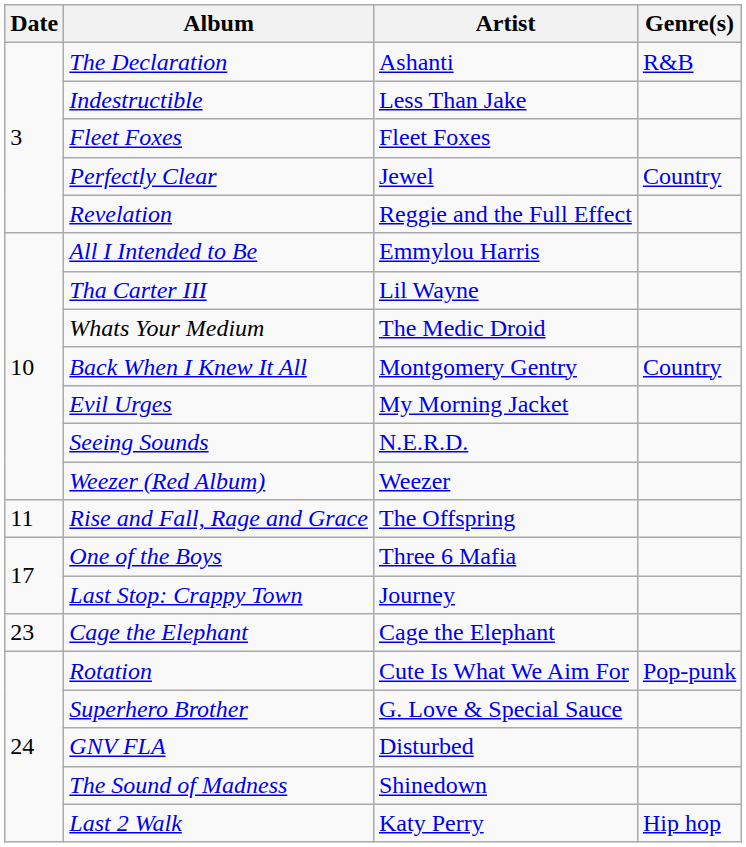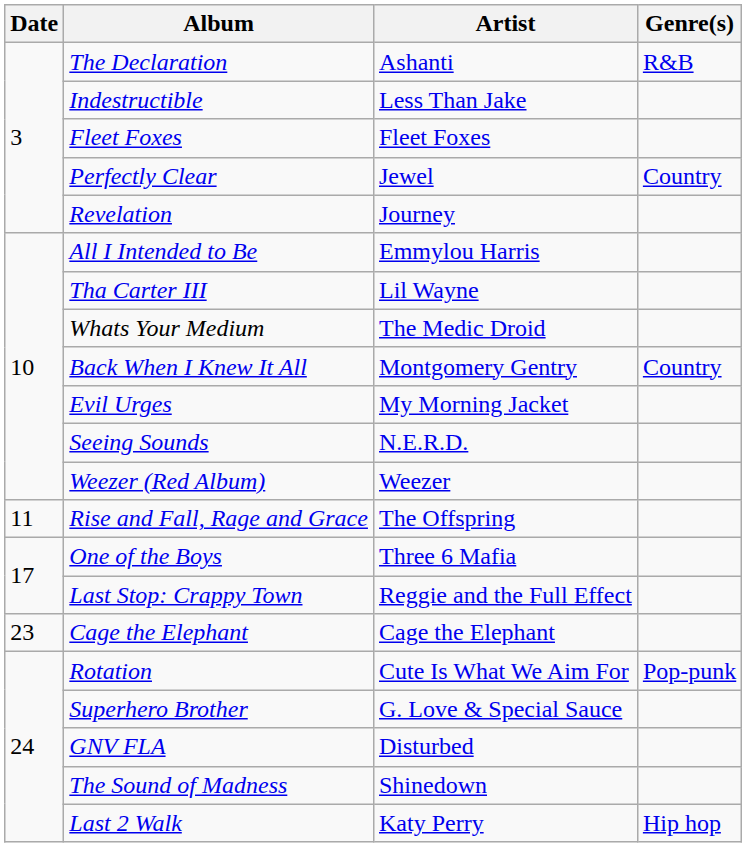(505, 213) Reggie and the Full Effect -> (417, 213) Journey
(417, 594) Journey -> (505, 594) Reggie and the Full Effect
